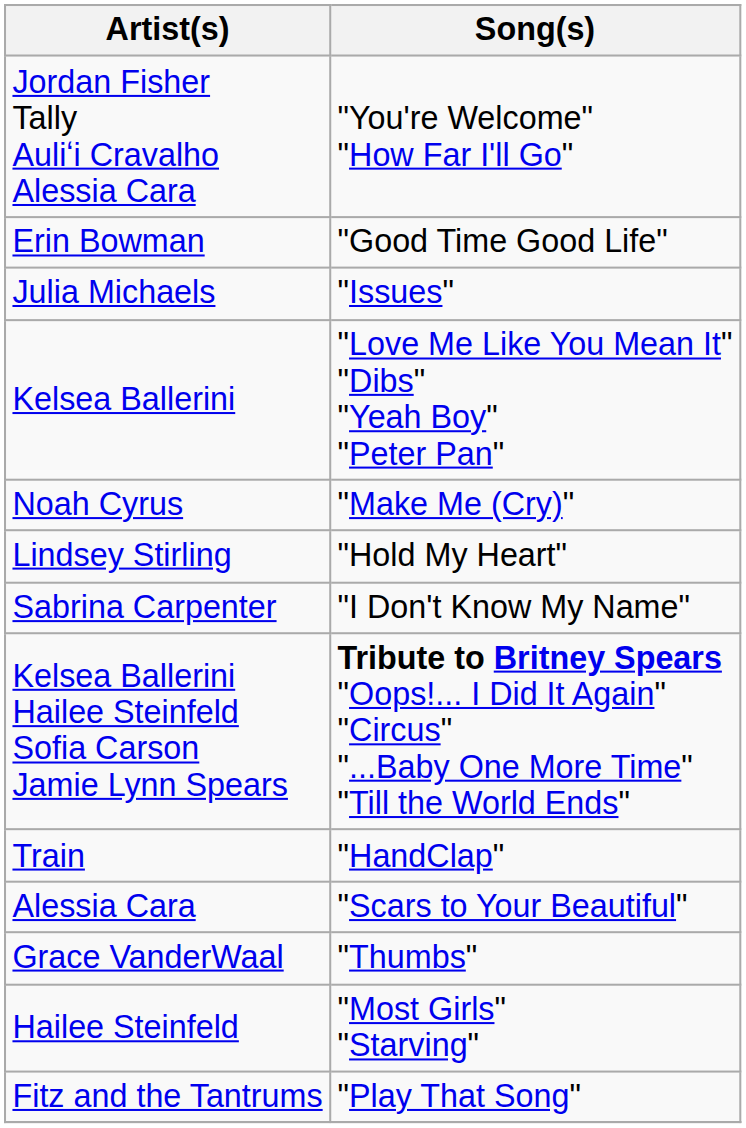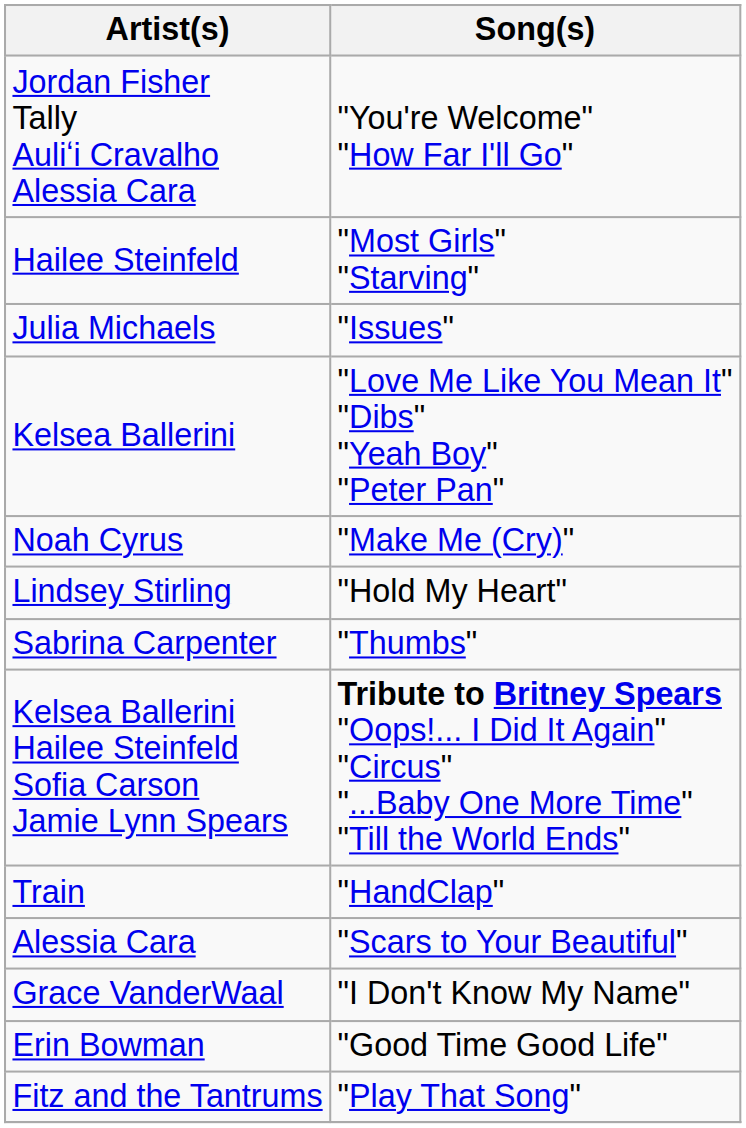rows swapped: (126, 1026) <-> (109, 241)
(514, 607) "I Don't Know My Name" -> (407, 643) "Thumbs"
(407, 957) "Thumbs" -> (514, 993) "I Don't Know My Name"
